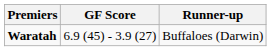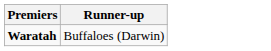- column: (110, 14)
